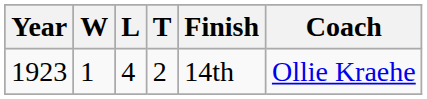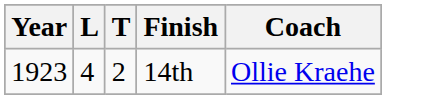- column: (94, 26)
